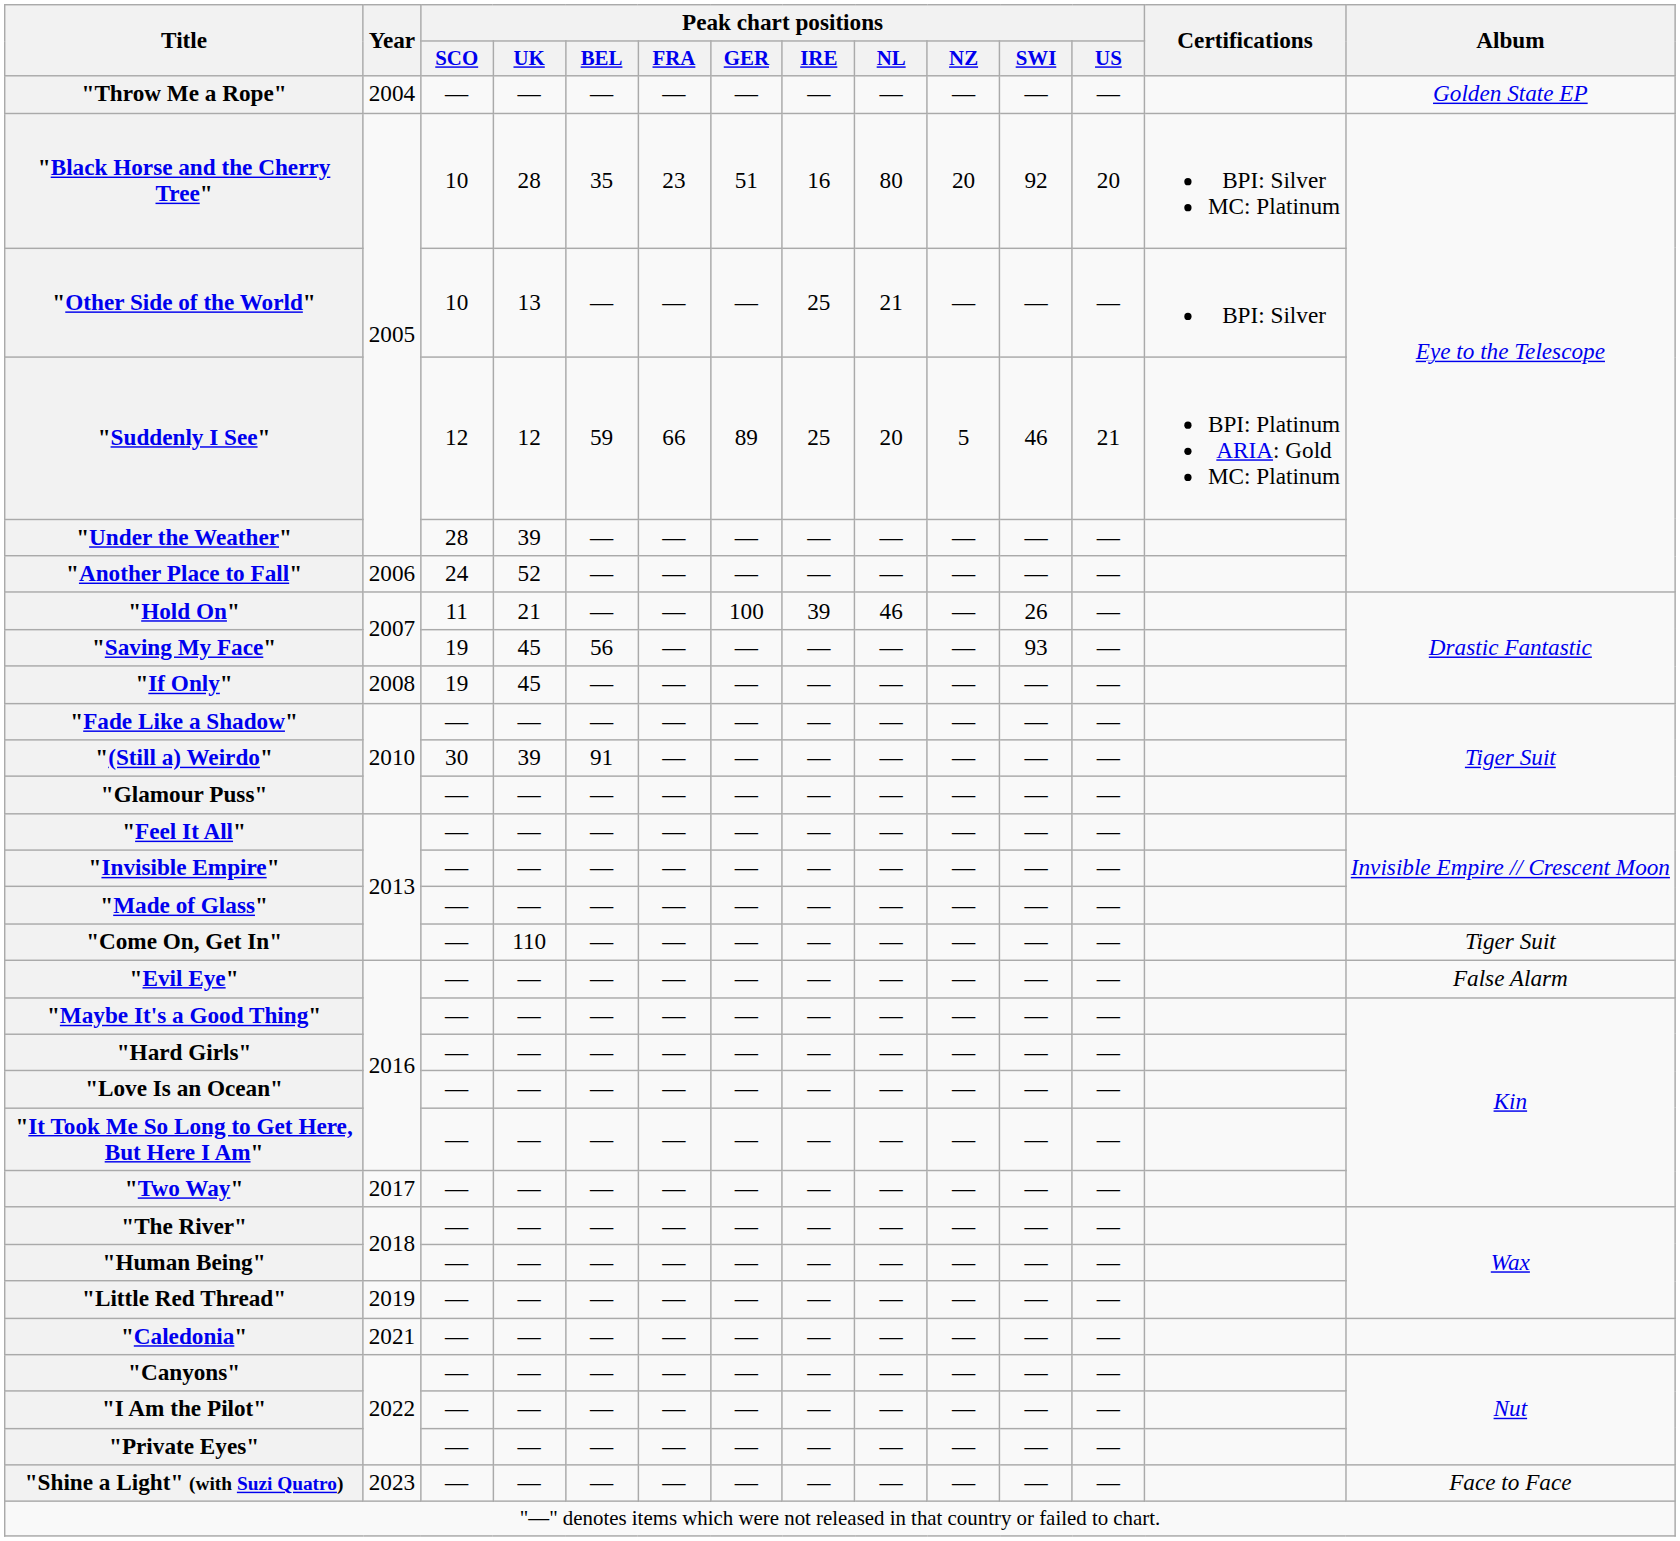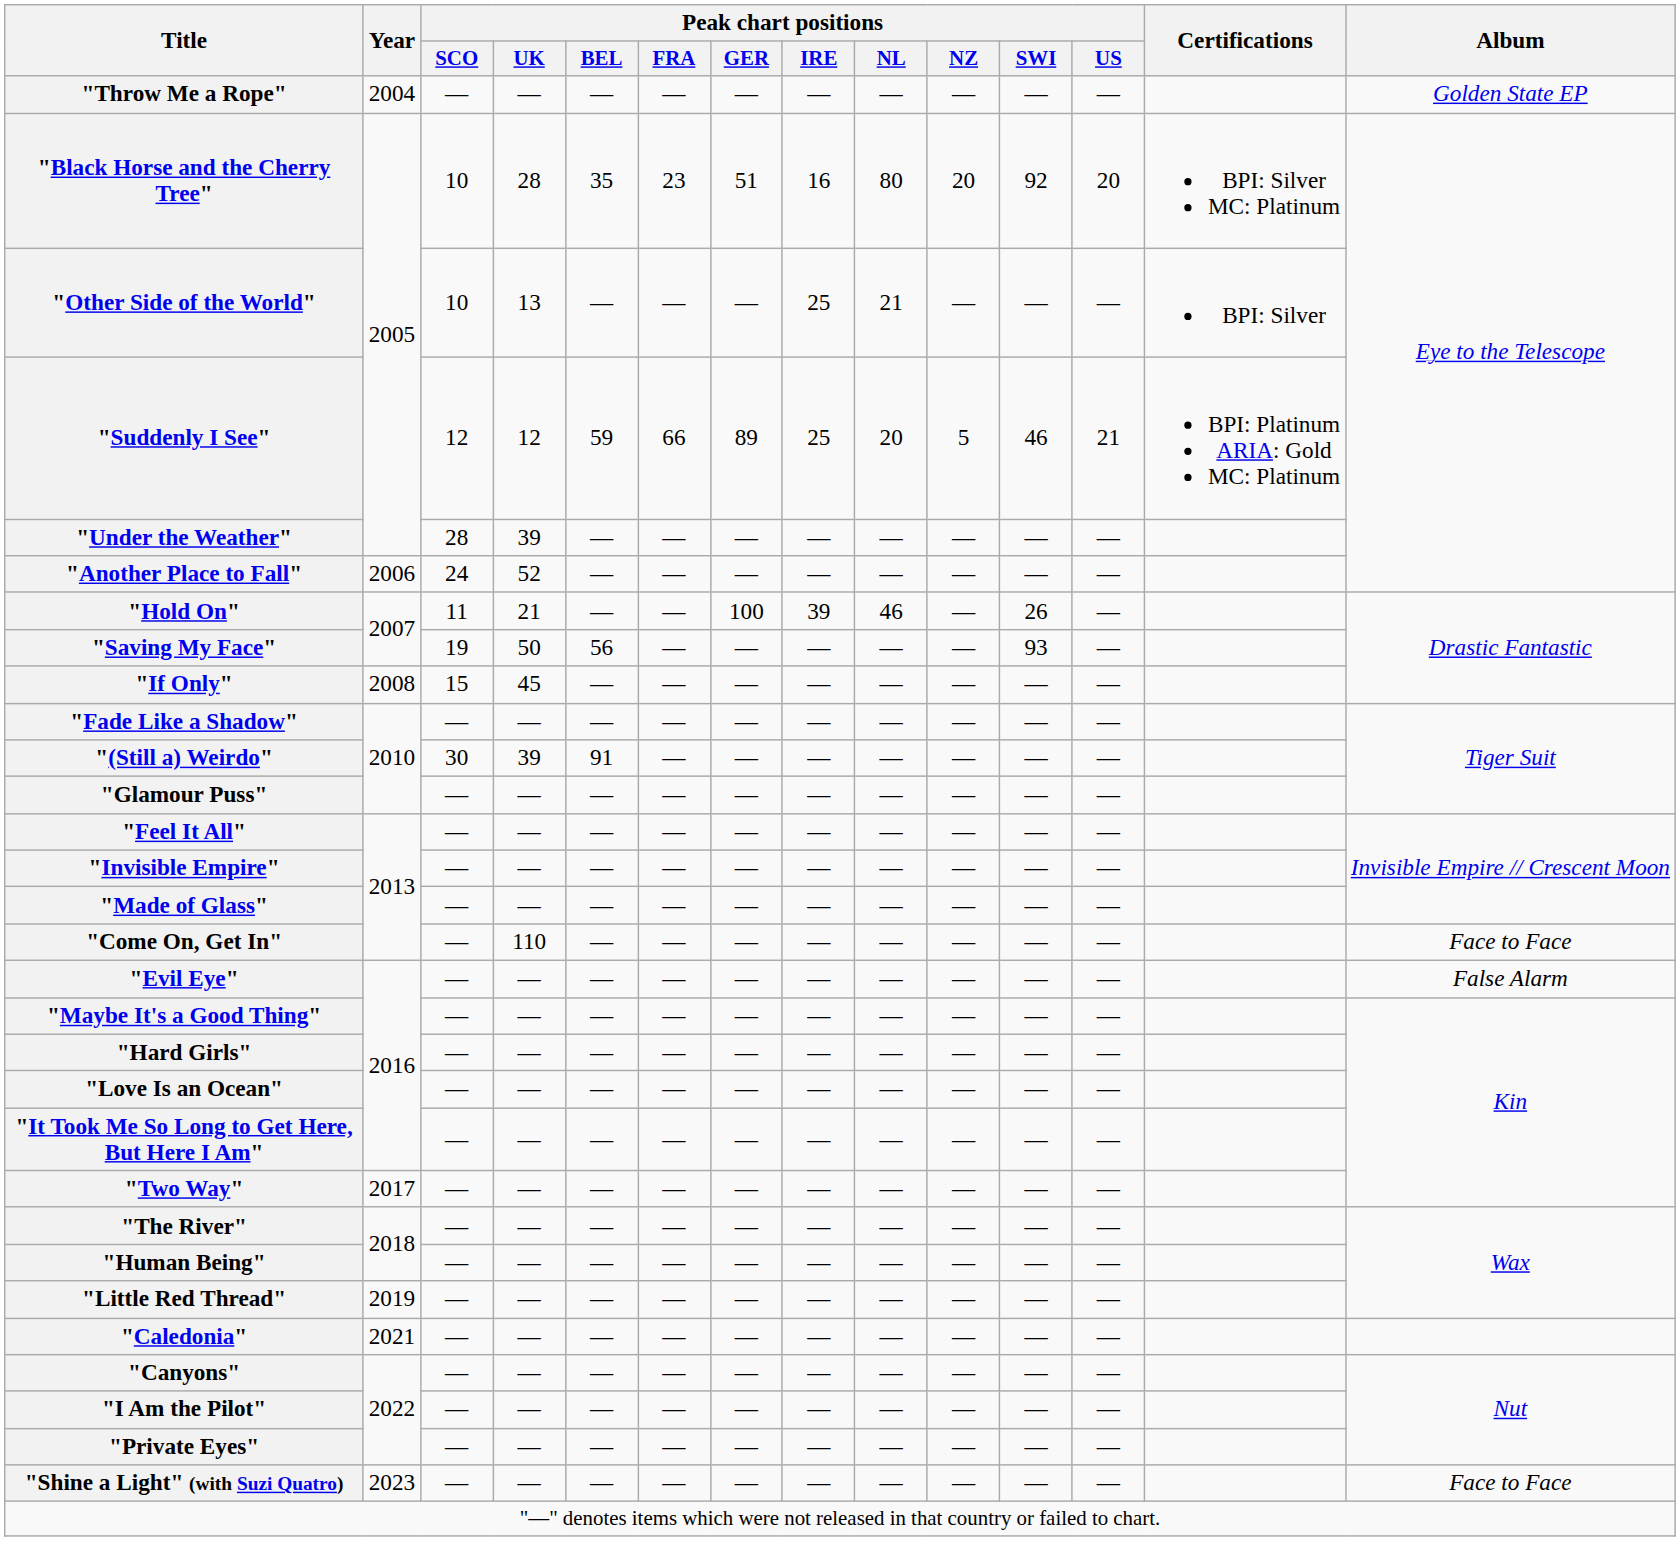(529, 647) 45 -> (529, 647) 50
(457, 684) 19 -> (457, 684) 15
(1510, 941) Tiger Suit -> (1510, 941) Face to Face
